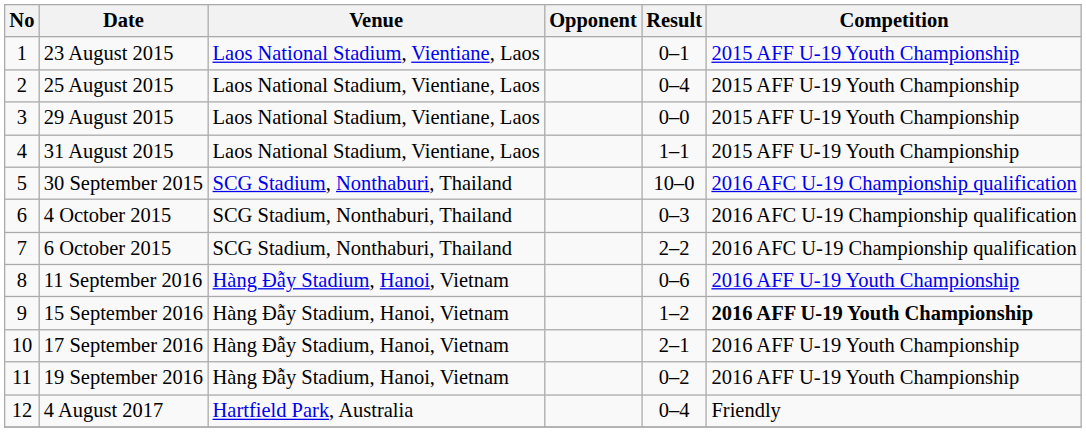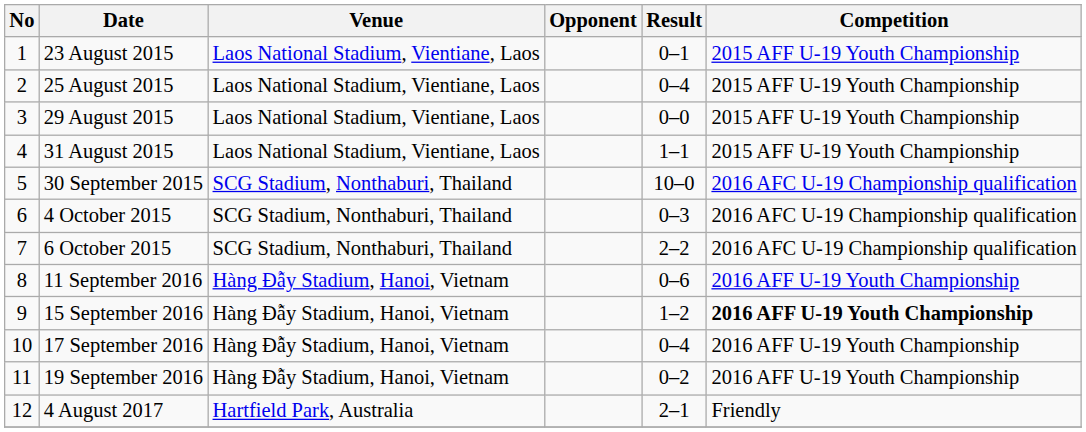(674, 345) 2–1 -> (674, 345) 0–4
(674, 410) 0–4 -> (674, 410) 2–1
